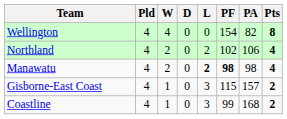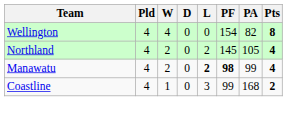(228, 50) 102 -> (228, 50) 145
(251, 50) 106 -> (251, 50) 105
(251, 68) 98 -> (251, 68) 99
- row: (55, 86)
